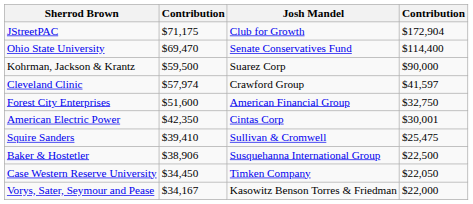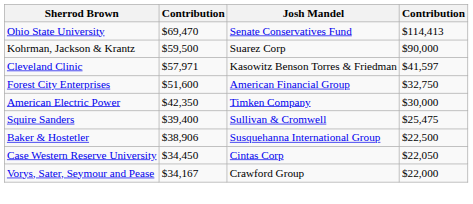- row: (33, 31)
(423, 48) $114,400 -> (423, 31) $114,413
(180, 84) $57,974 -> (180, 66) $57,971
(267, 84) Crawford Group -> (313, 66) Kasowitz Benson Torres & Friedman
(257, 119) Cintas Corp -> (270, 102) Timken Company
(420, 119) $30,001 -> (420, 102) $30,000
(180, 137) $39,410 -> (180, 119) $39,400
(270, 173) Timken Company -> (257, 155) Cintas Corp
(313, 191) Kasowitz Benson Torres & Friedman -> (267, 173) Crawford Group
